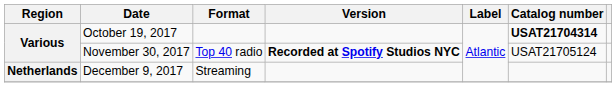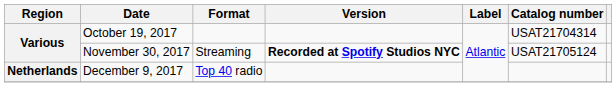(554, 33) bold -> (554, 33) normal
(229, 52) Top 40 radio -> (223, 52) Streaming
(223, 71) Streaming -> (229, 71) Top 40 radio
